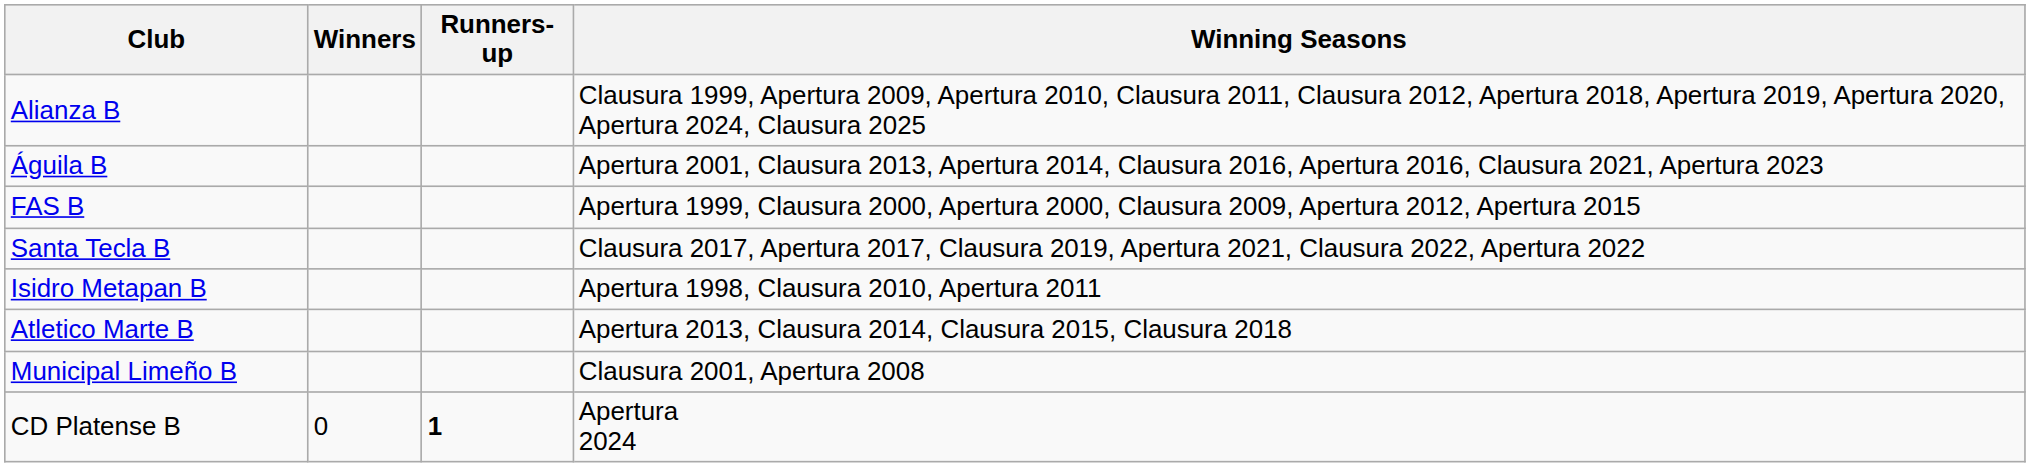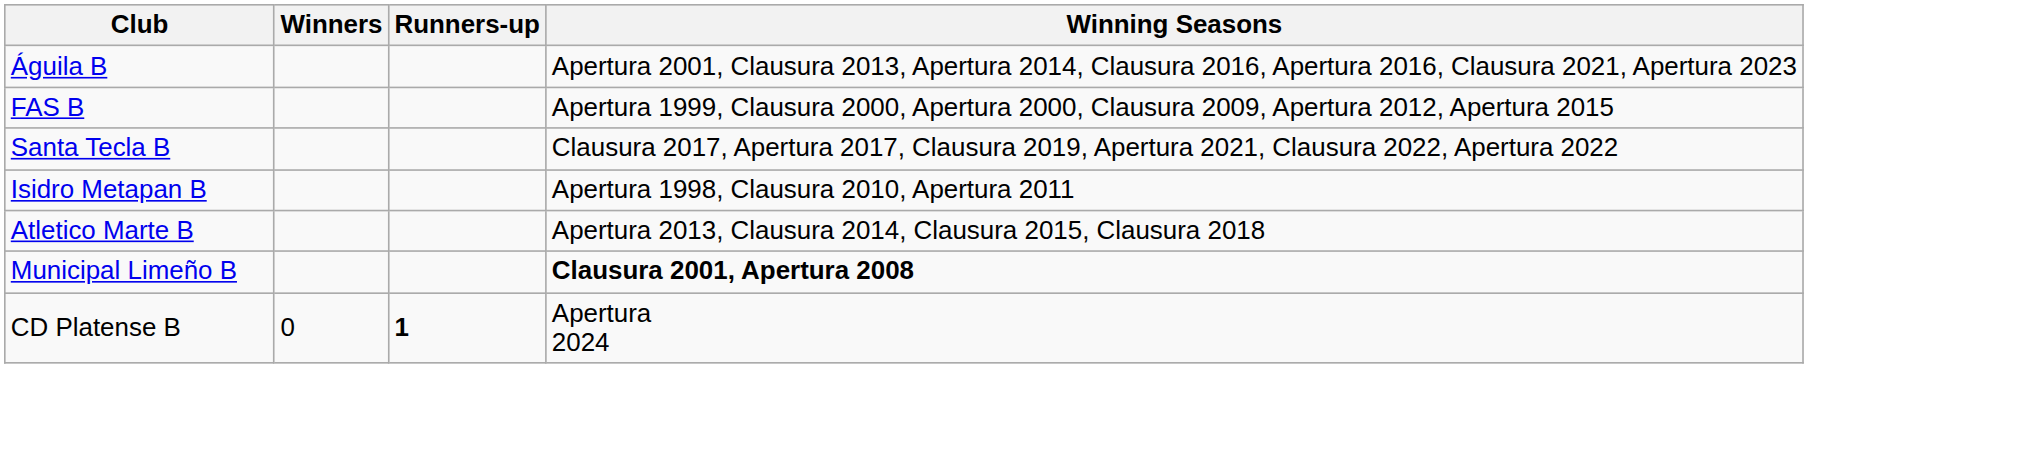- row: (66, 109)
(752, 371) normal -> (733, 271) bold
